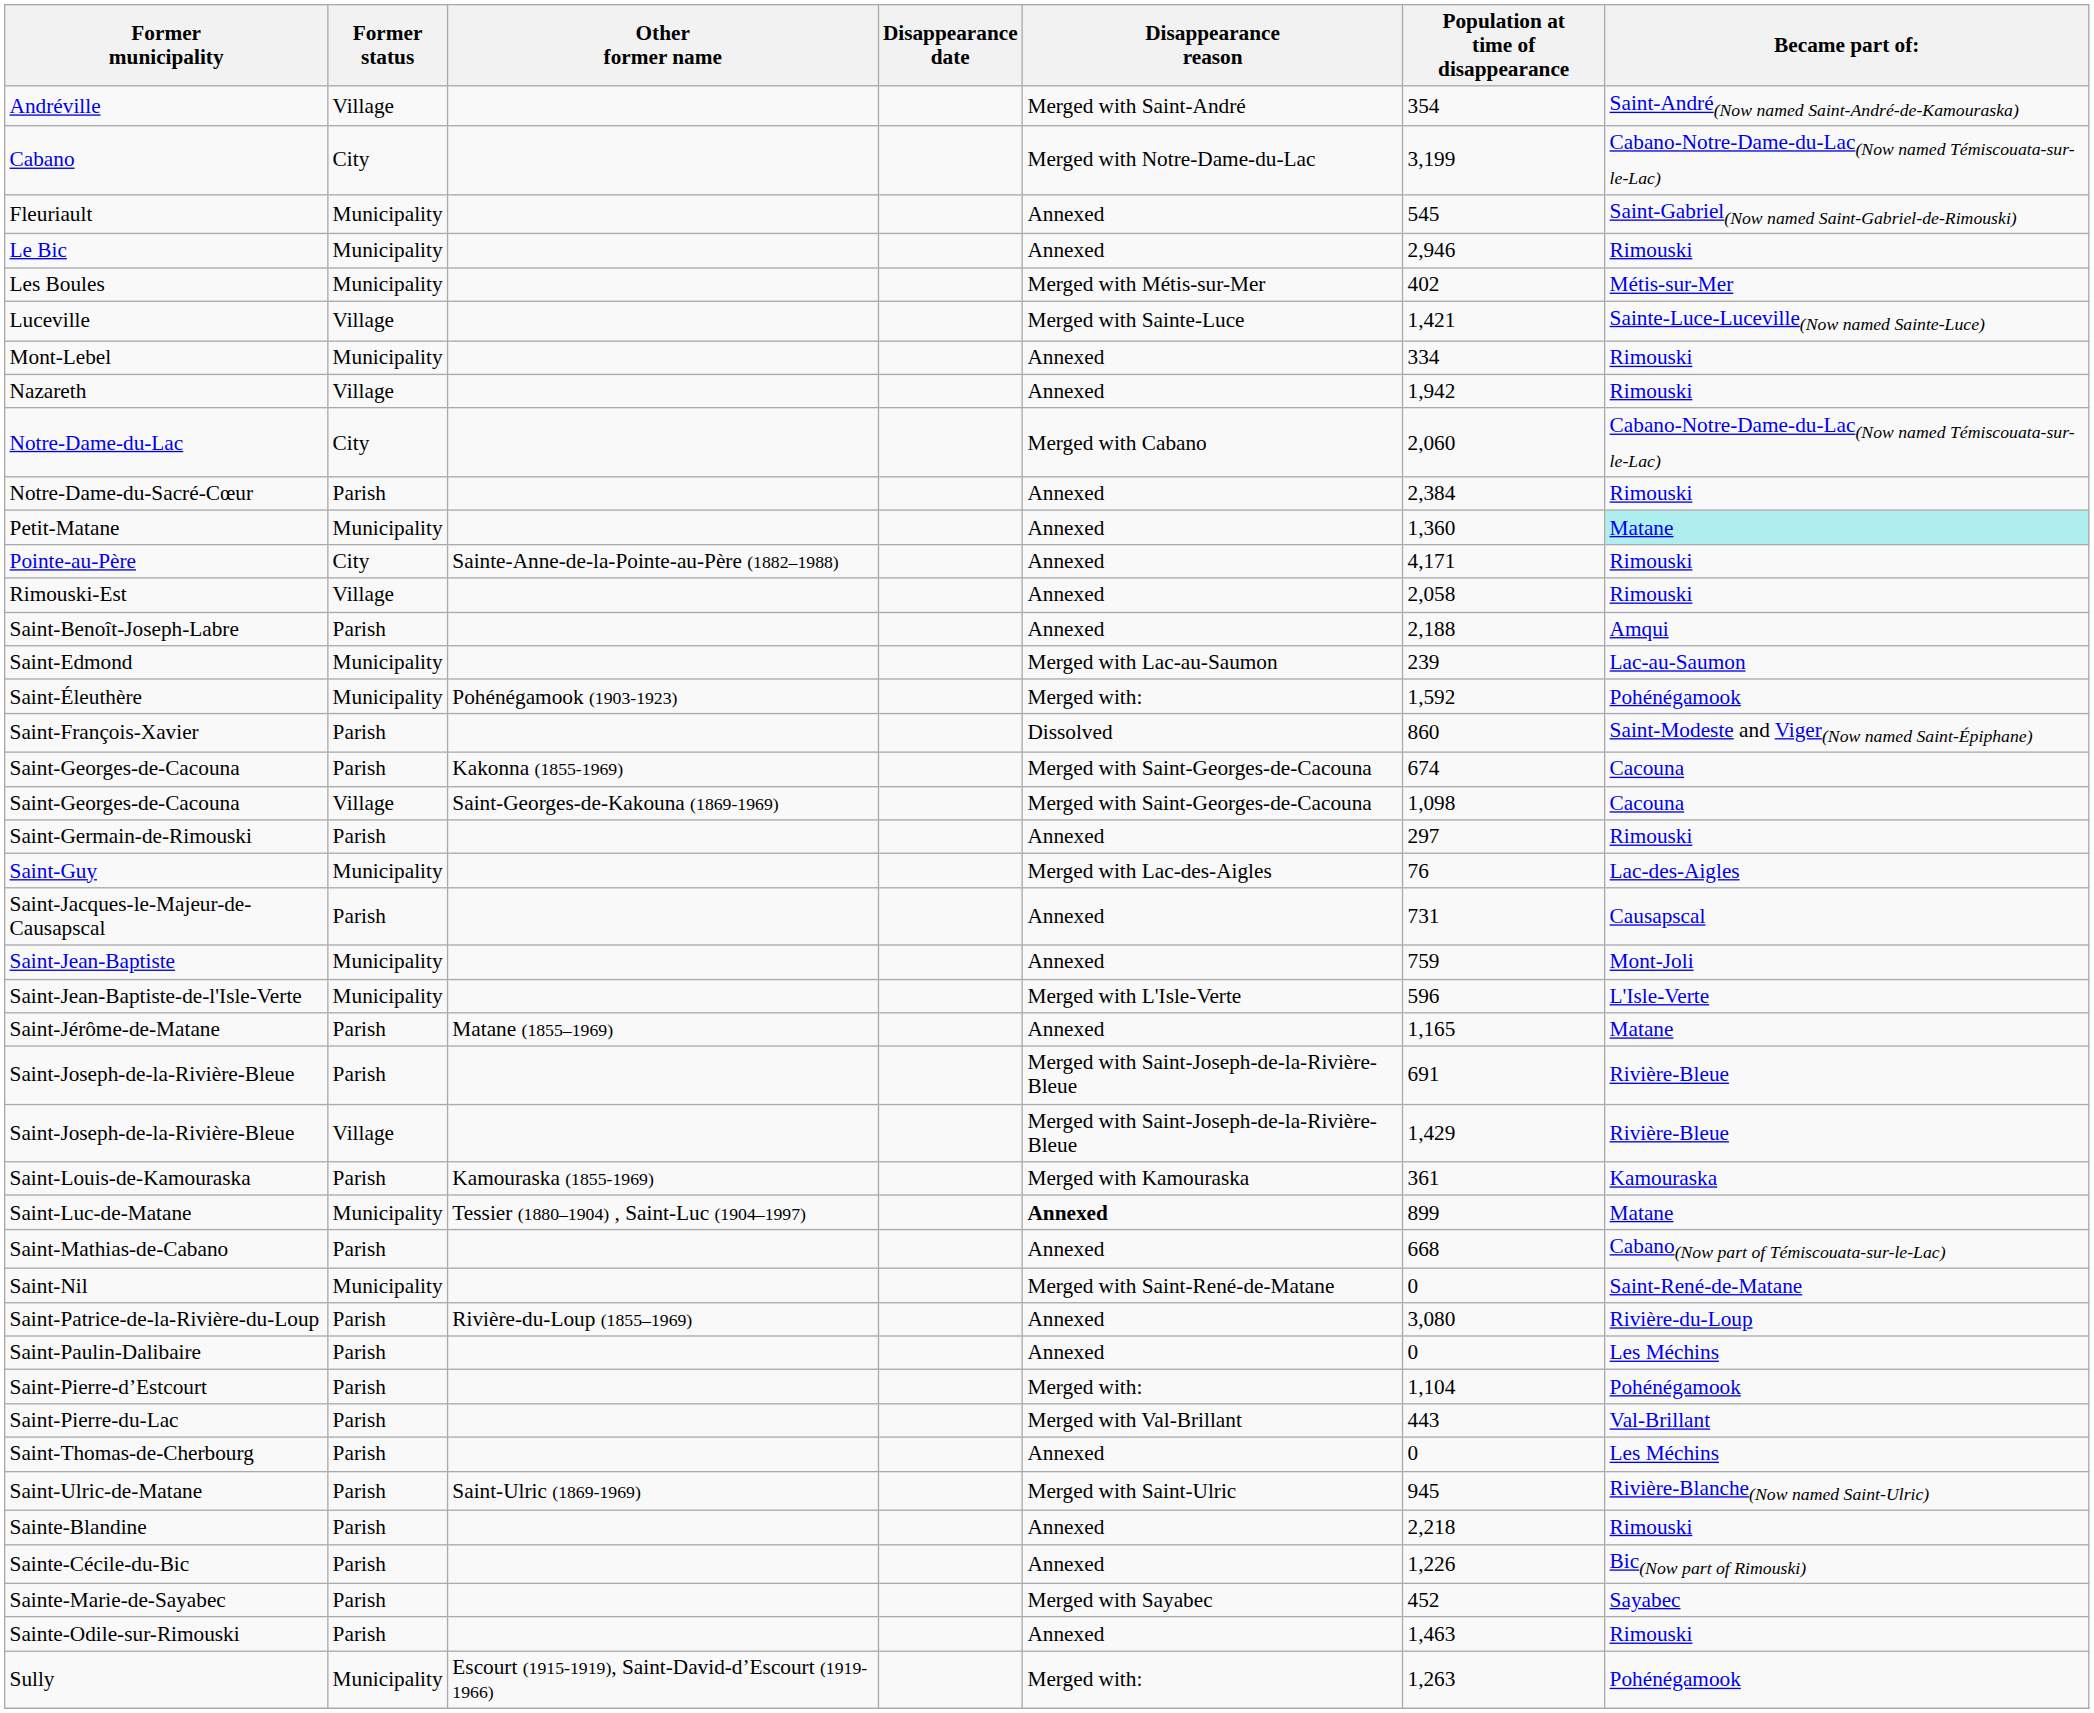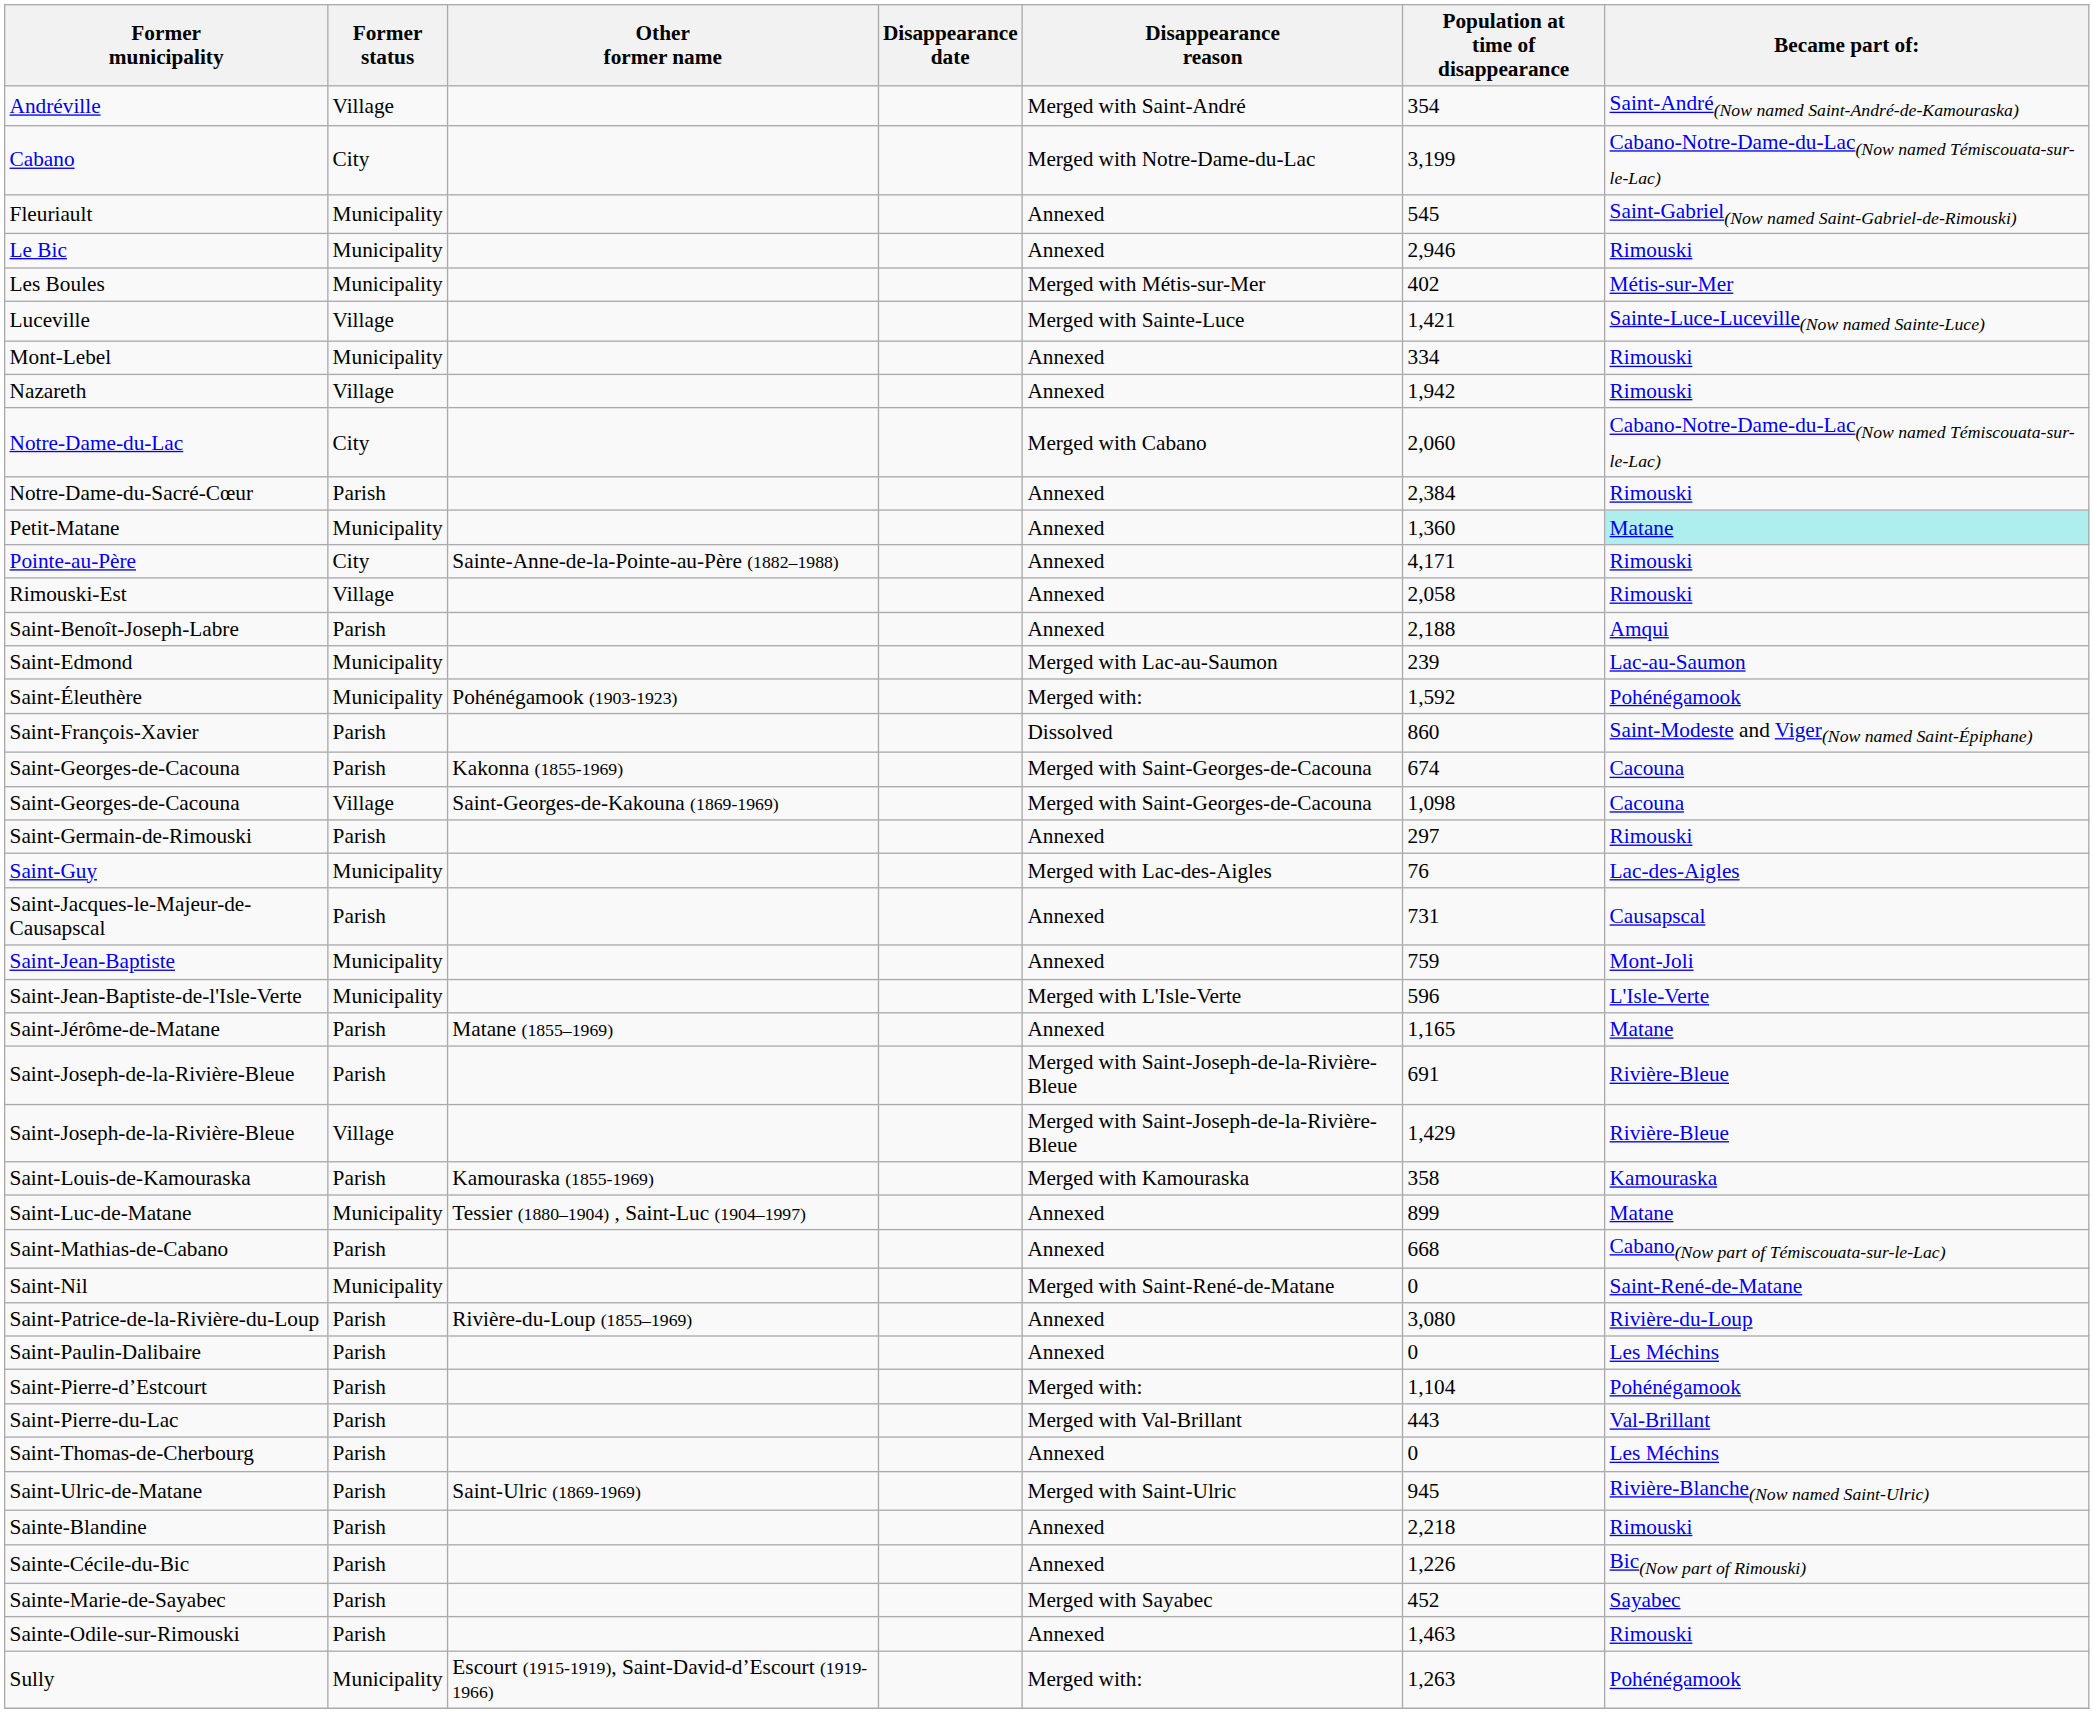(1423, 1178) 361 -> (1423, 1178) 358
(1068, 1212) bold -> (1066, 1212) normal
